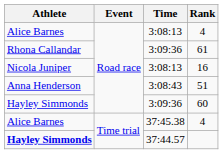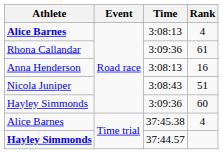(35, 31) normal -> (37, 31) bold
(39, 68) Nicola Juniper -> (44, 68) Anna Henderson
(44, 86) Anna Henderson -> (39, 86) Nicola Juniper
